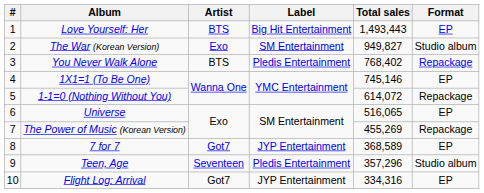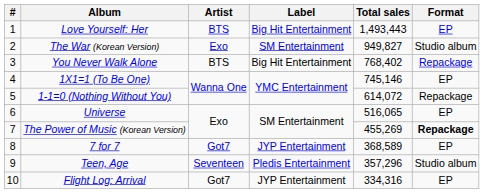(301, 63) Pledis Entertainment -> (301, 63) Big Hit Entertainment
(446, 130) normal -> (446, 130) bold
